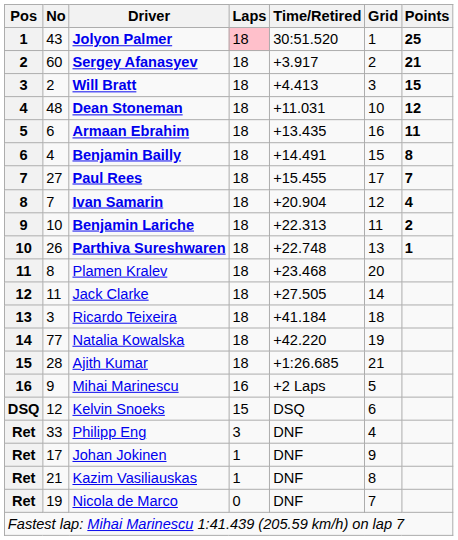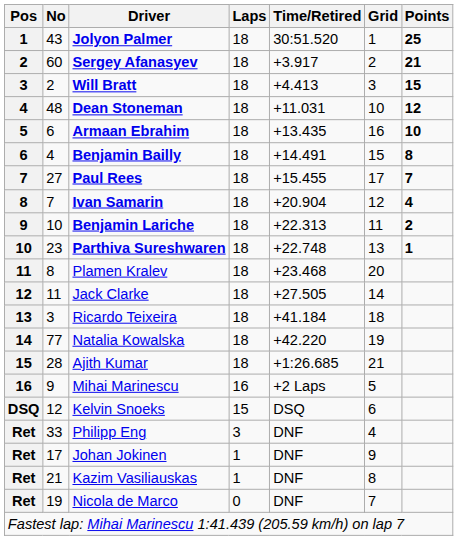(241, 39) pink background -> (241, 39) no background
(413, 132) 11 -> (413, 132) 10
(54, 247) 26 -> (54, 247) 23
